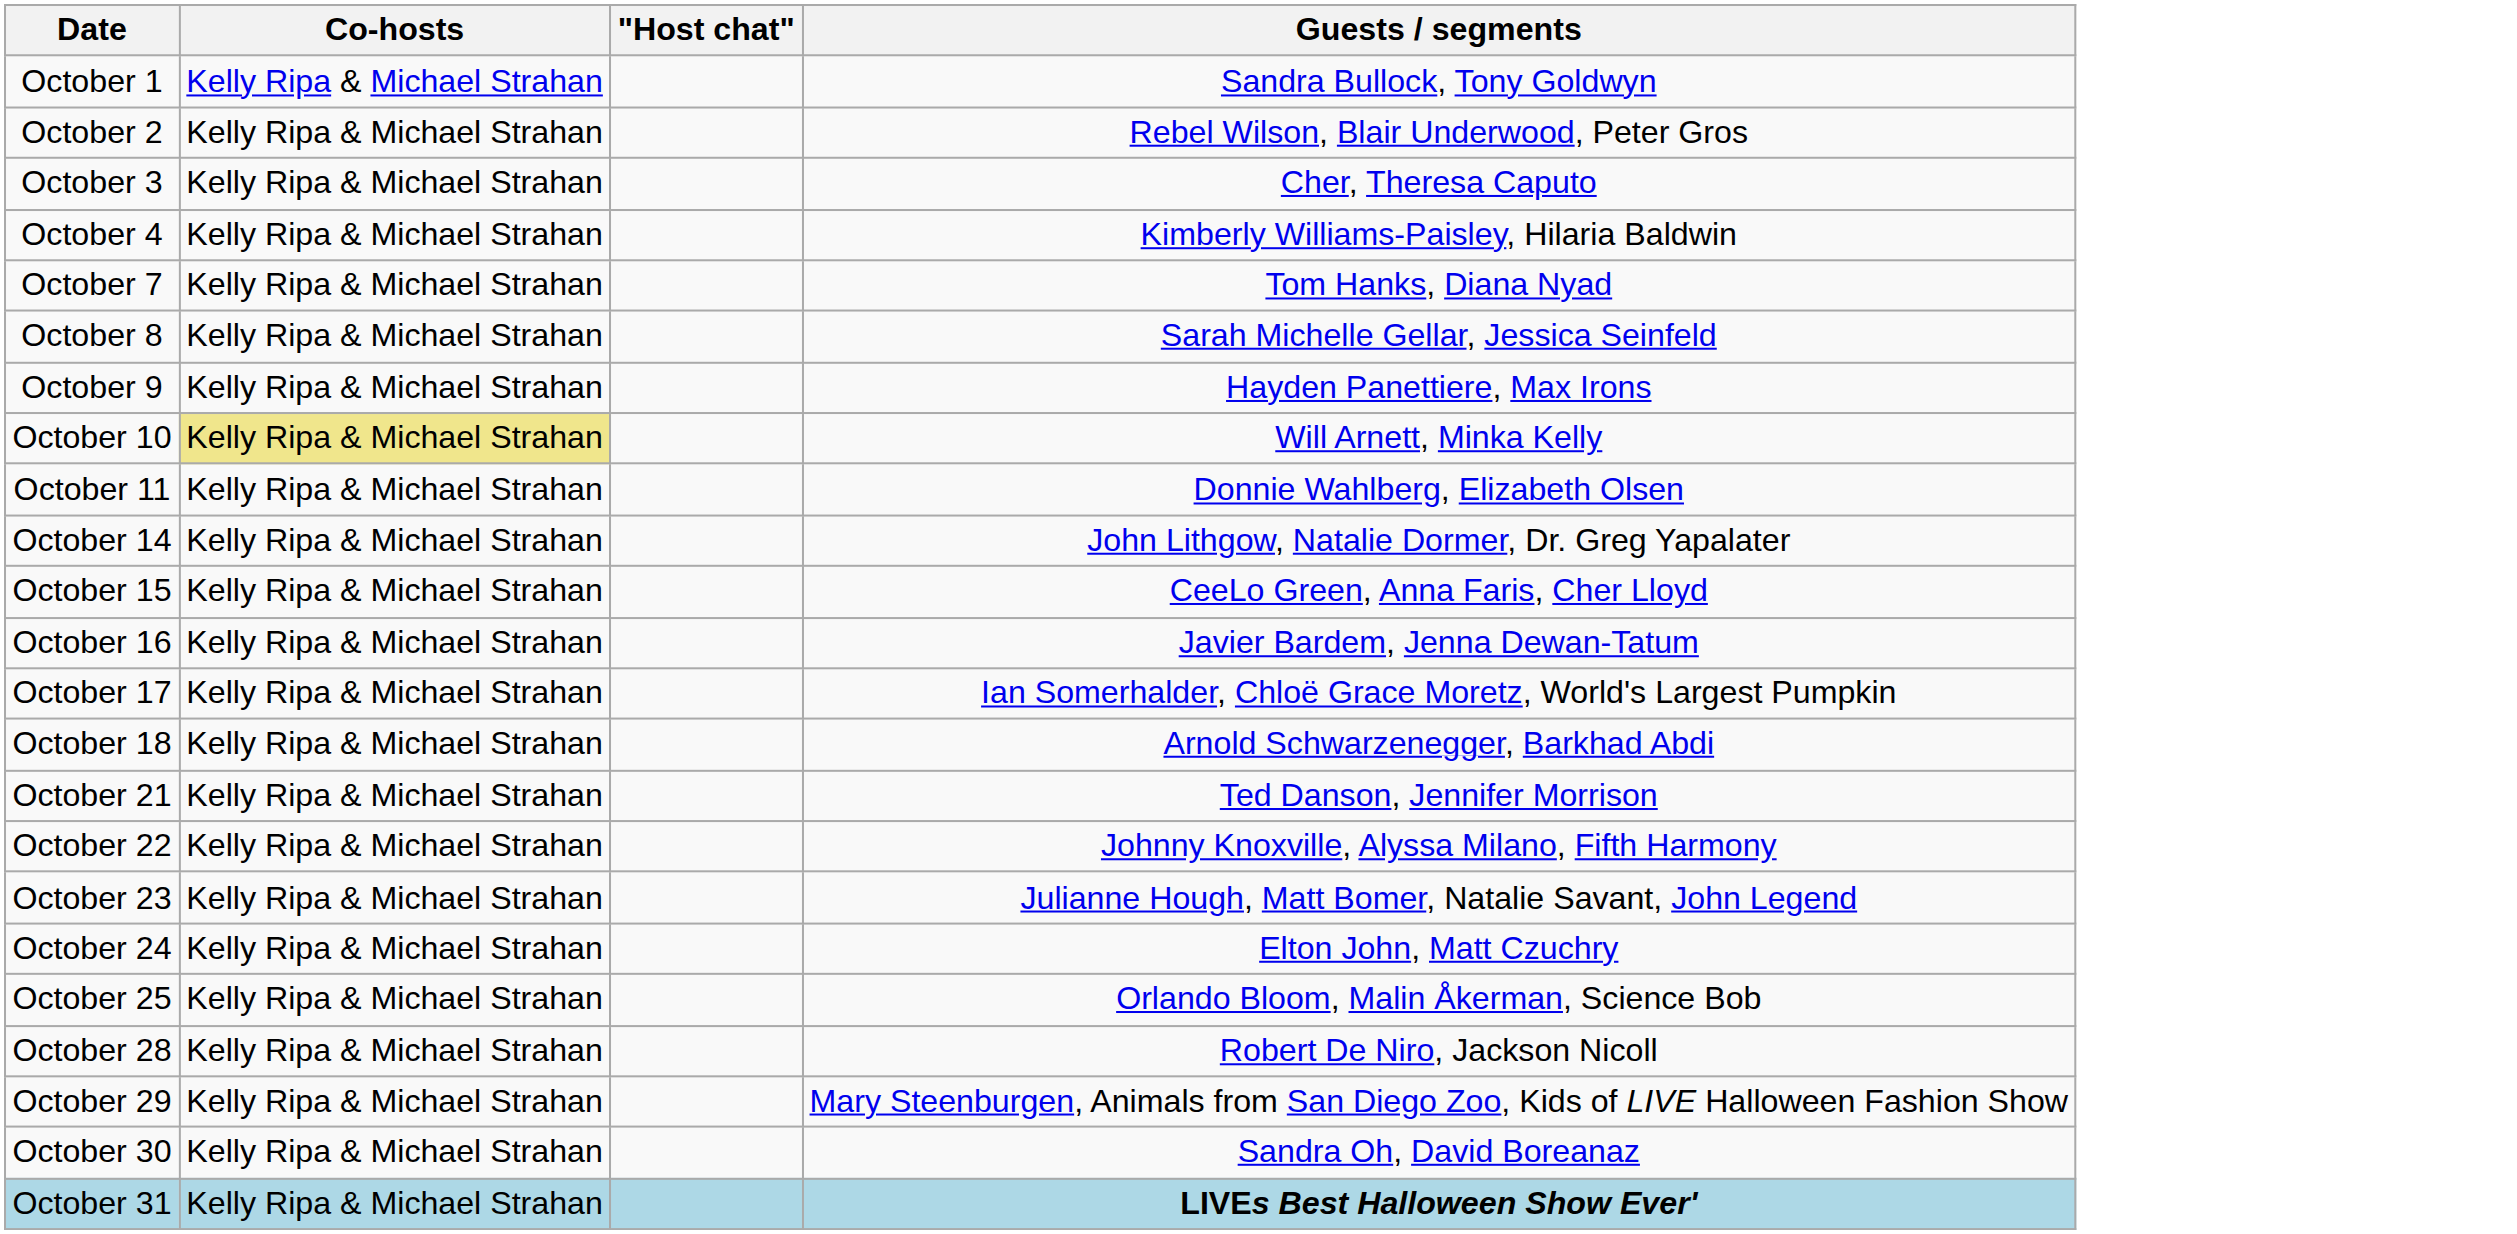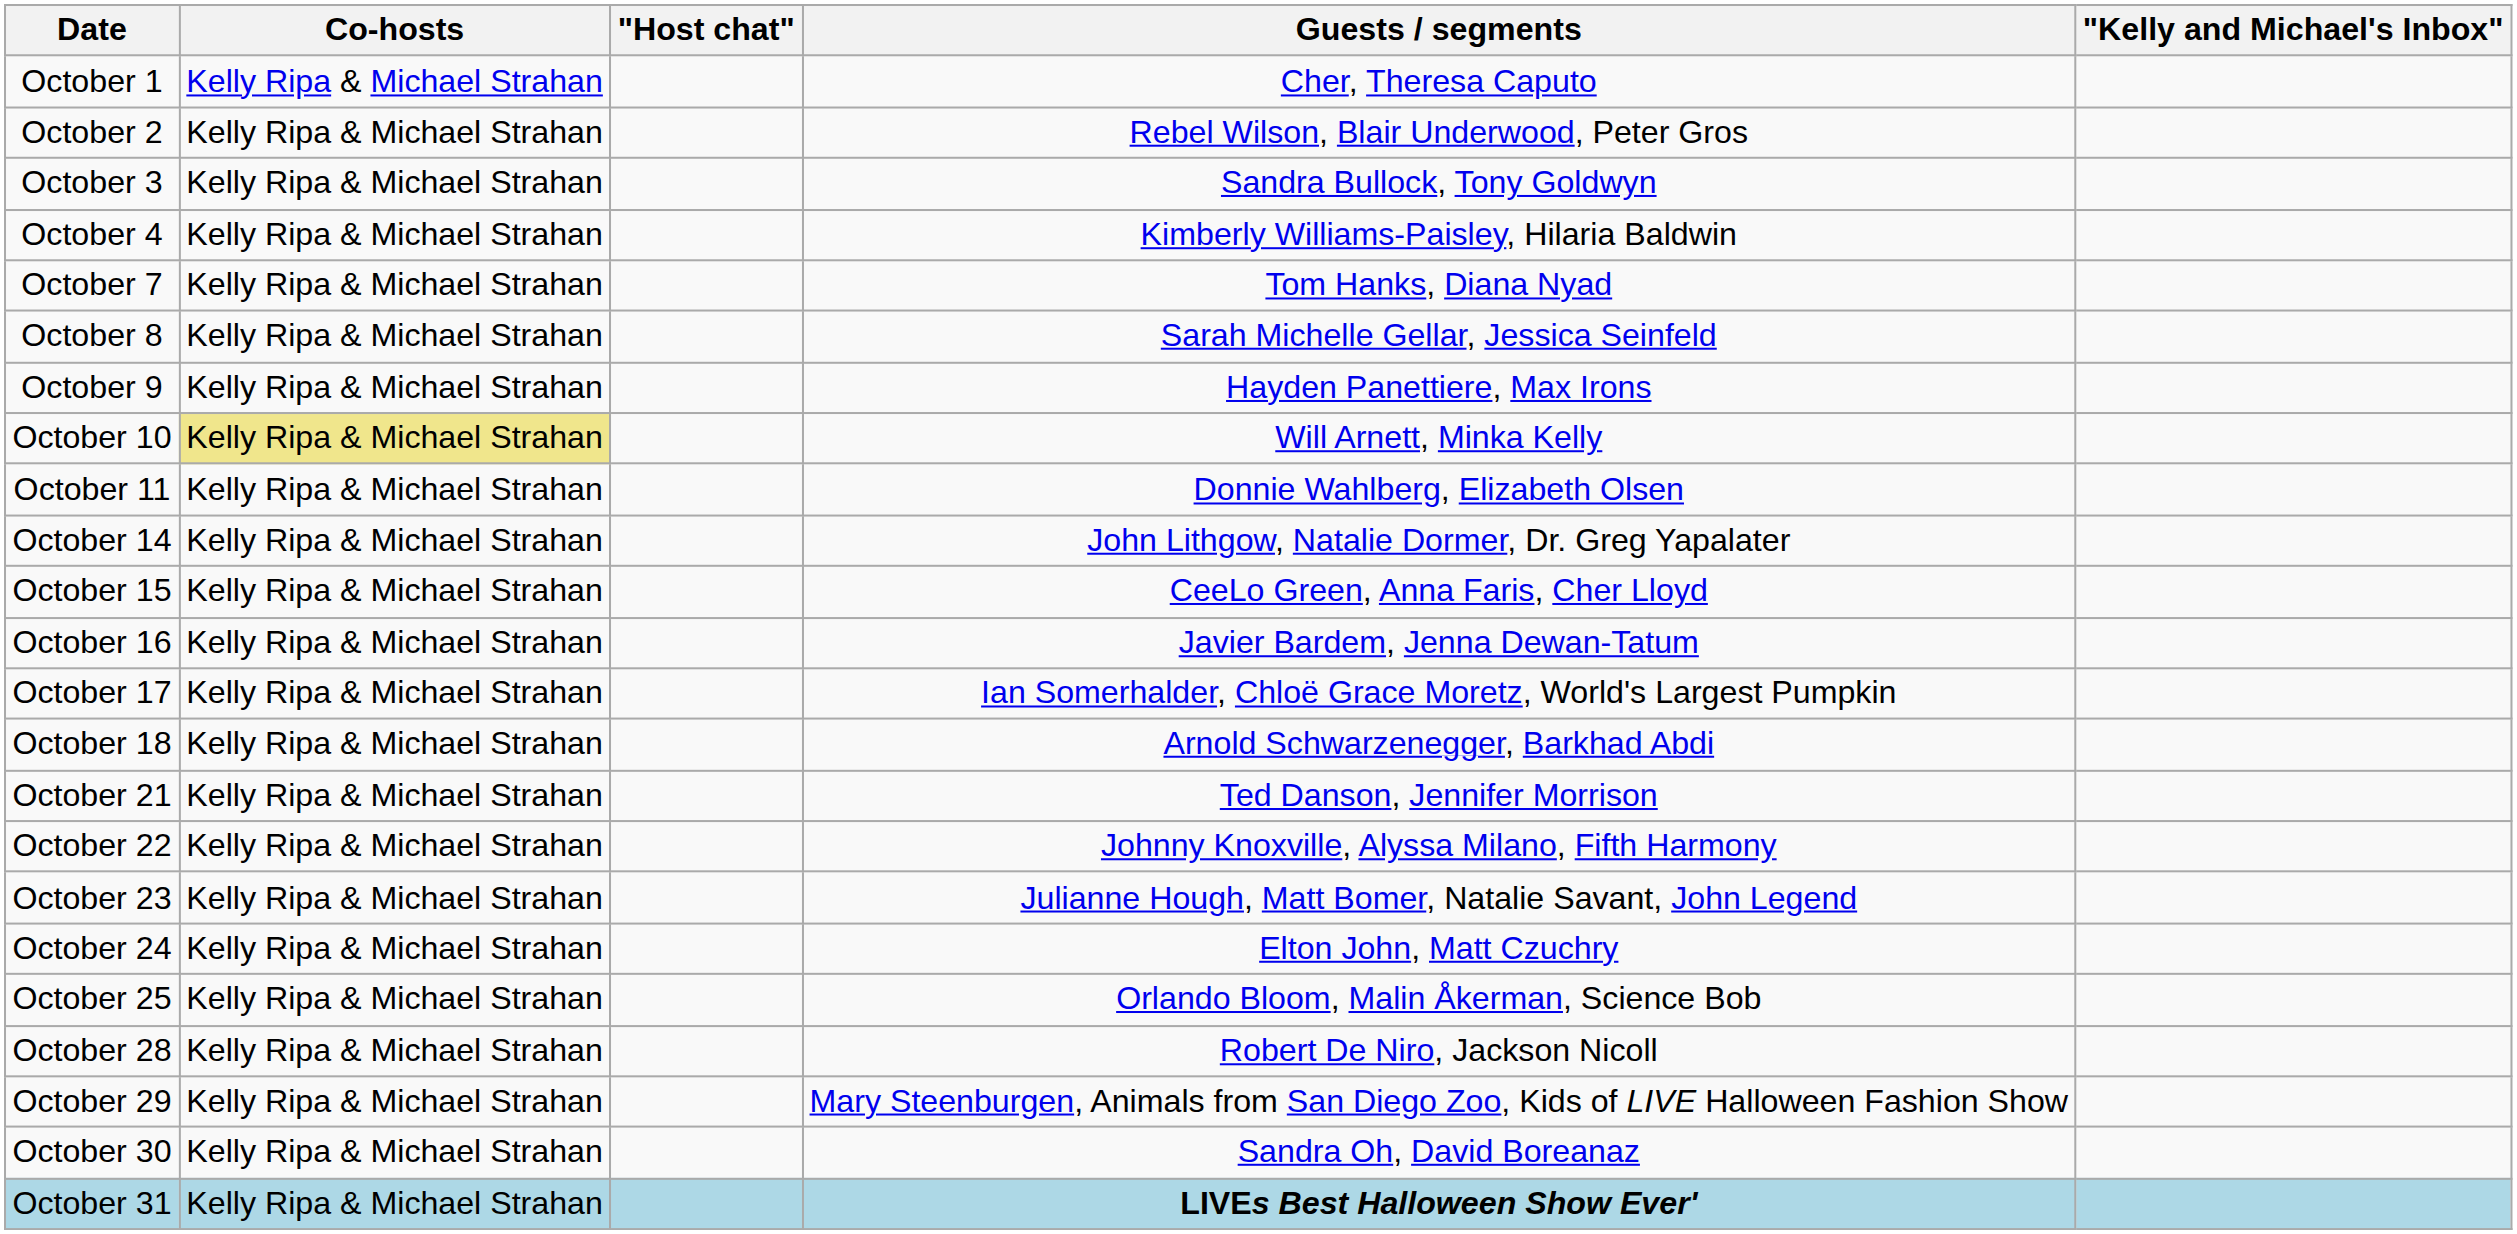+ column: (2293, 30)
(1439, 81) Sandra Bullock, Tony Goldwyn -> (1439, 81) Cher, Theresa Caputo
(1439, 183) Cher, Theresa Caputo -> (1439, 183) Sandra Bullock, Tony Goldwyn
